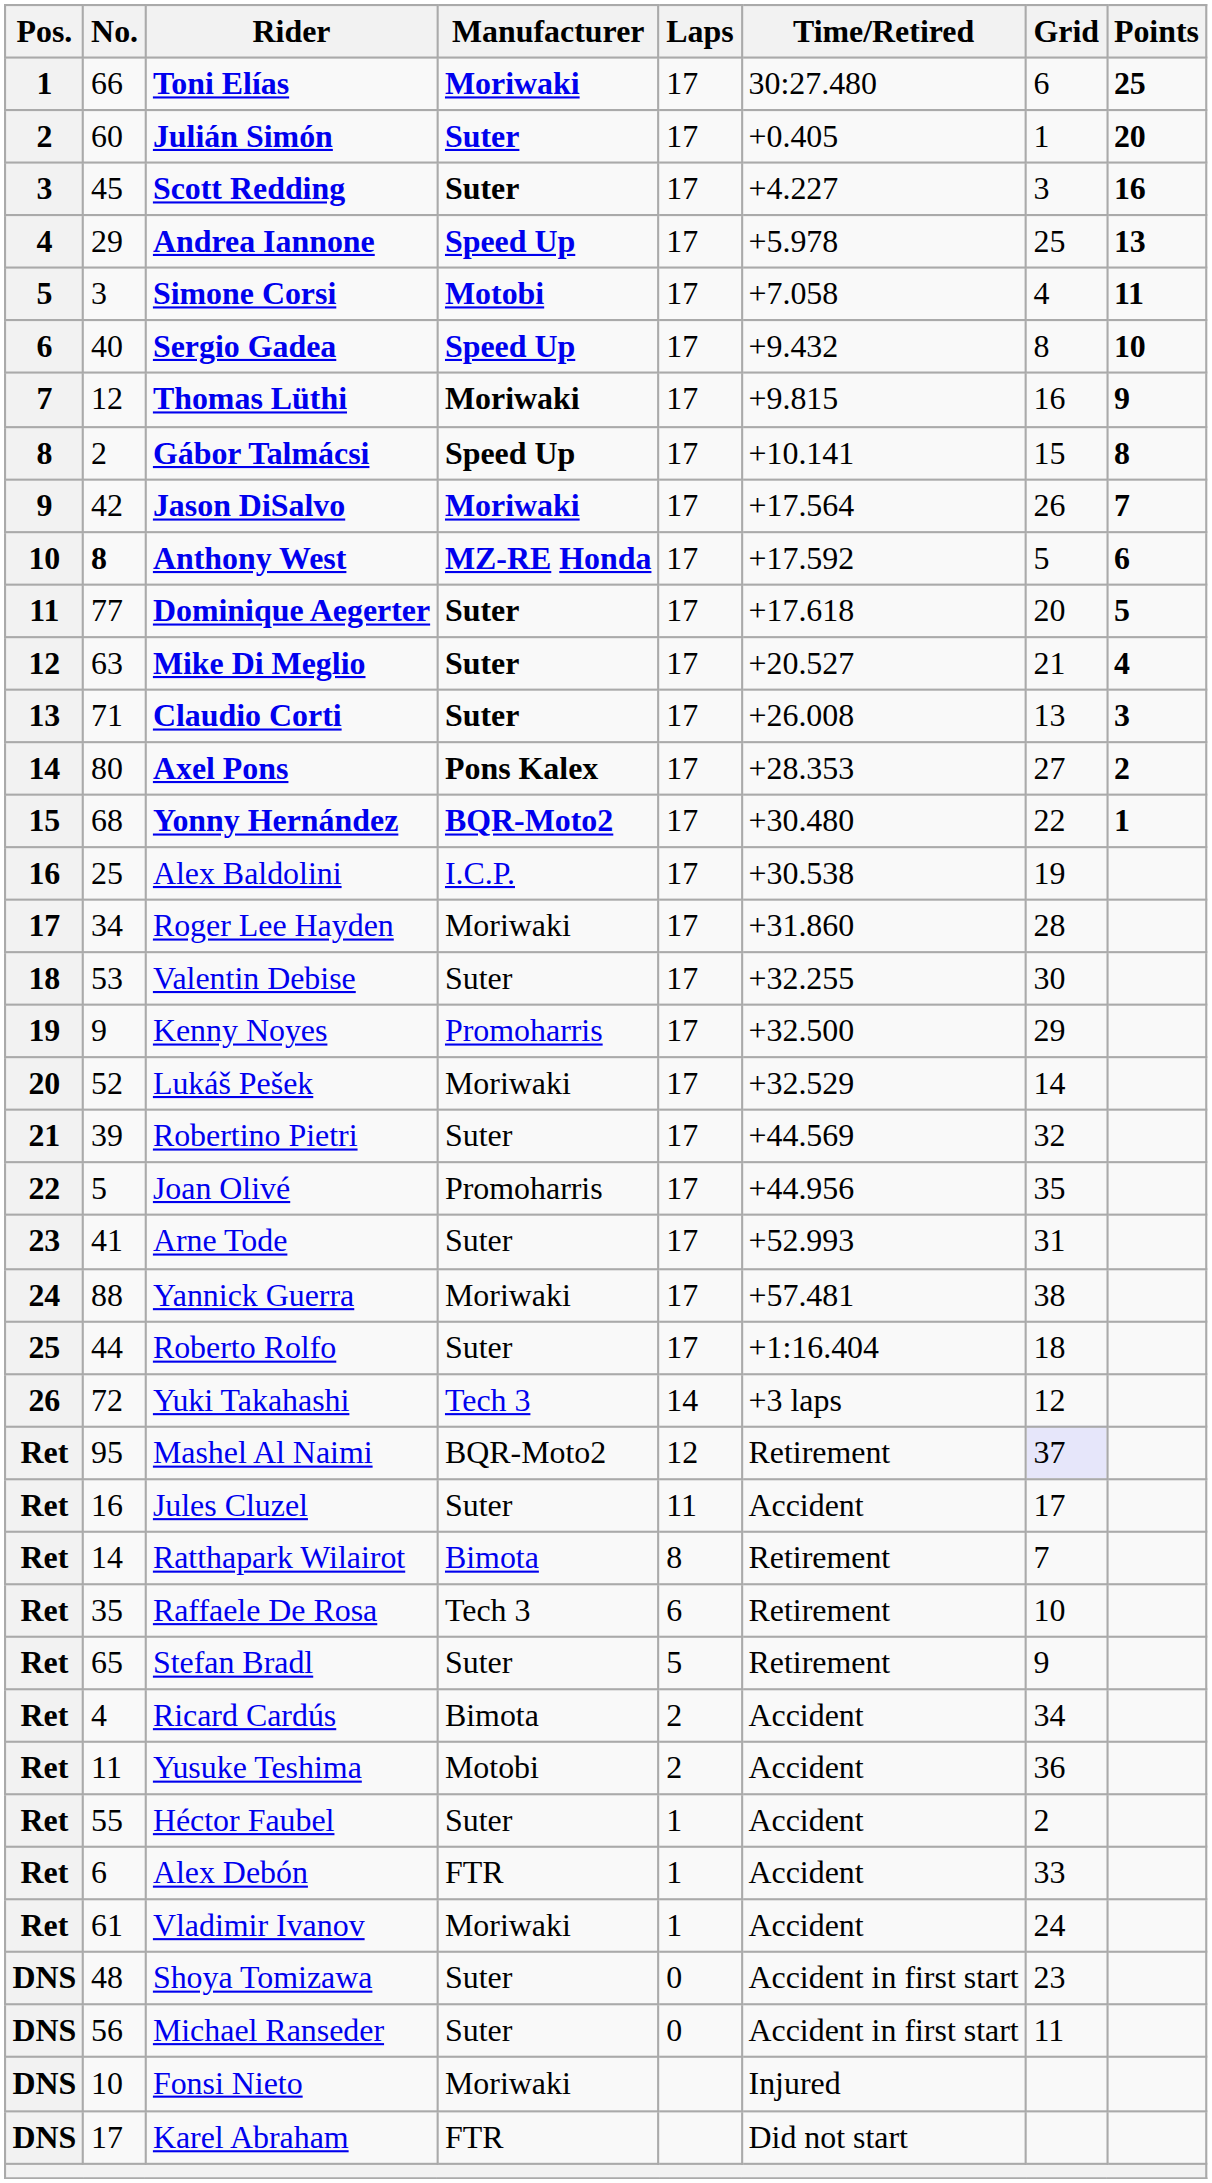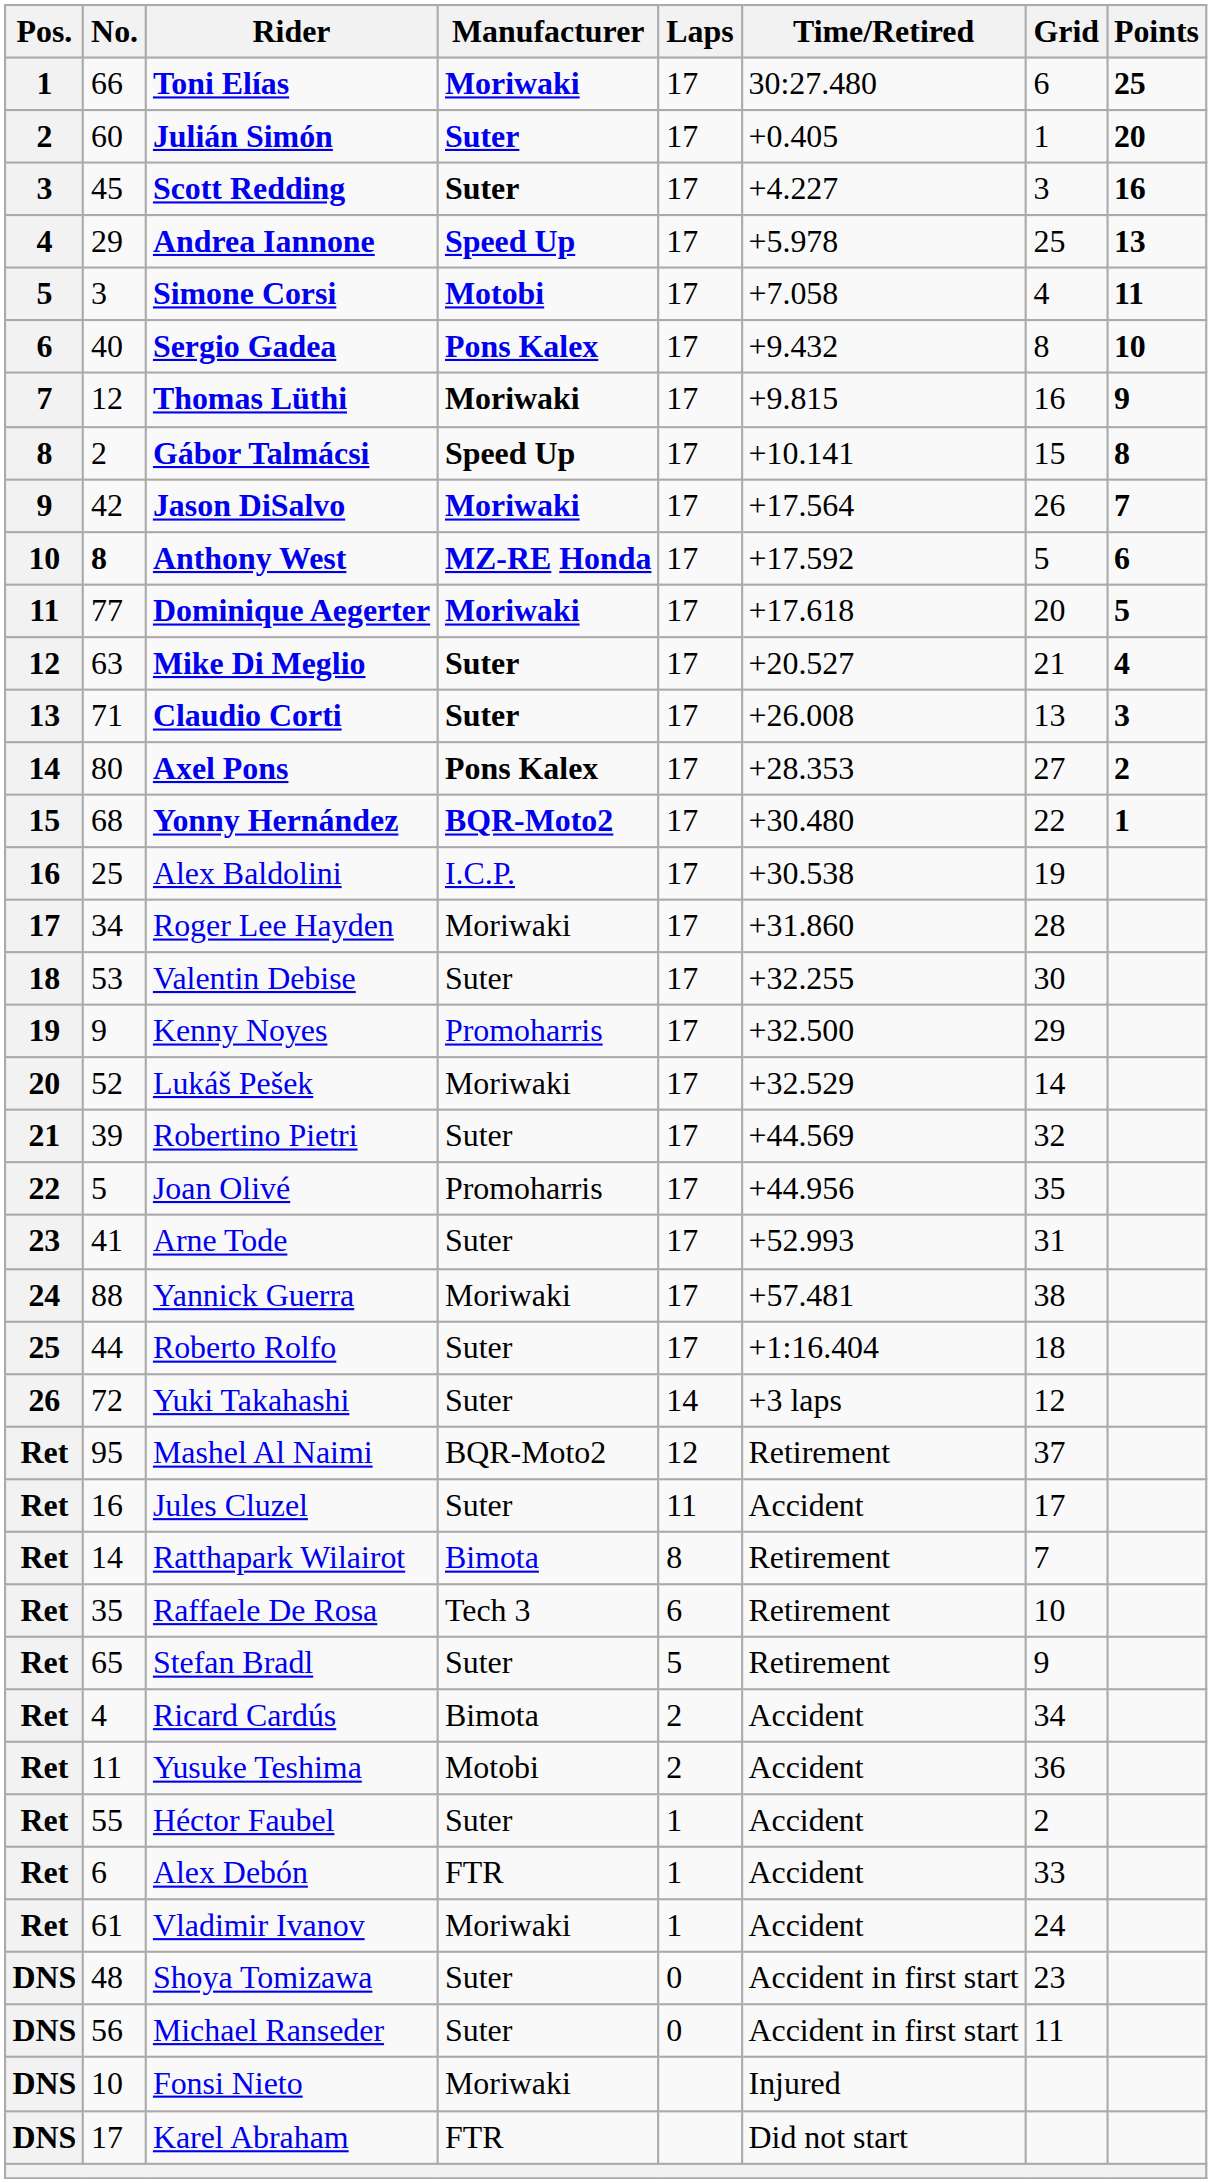(510, 346) Speed Up -> (522, 346) Pons Kalex
(482, 609) Suter -> (512, 609) Moriwaki
(488, 1399) Tech 3 -> (479, 1399) Suter
(1049, 1452) lavender background -> (1049, 1452) no background
